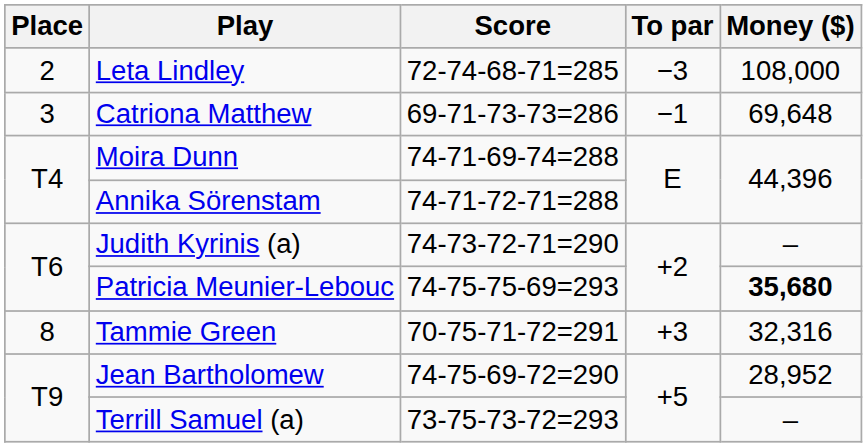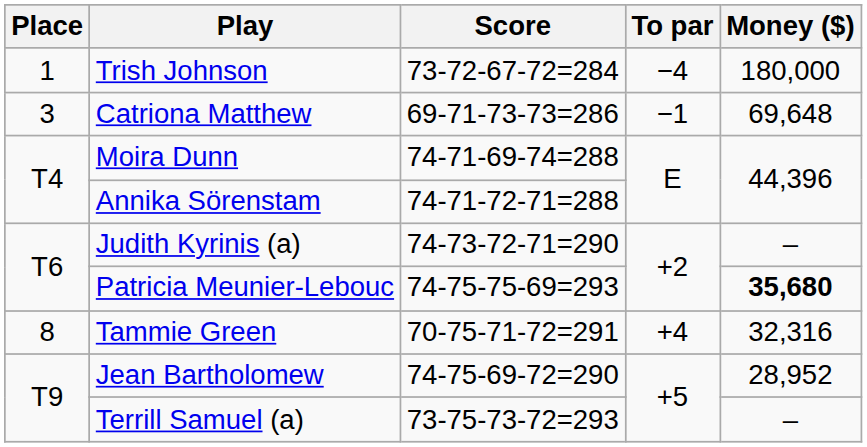+ row: (182, 69)
- row: (170, 69)
(672, 331) +3 -> (672, 331) +4
